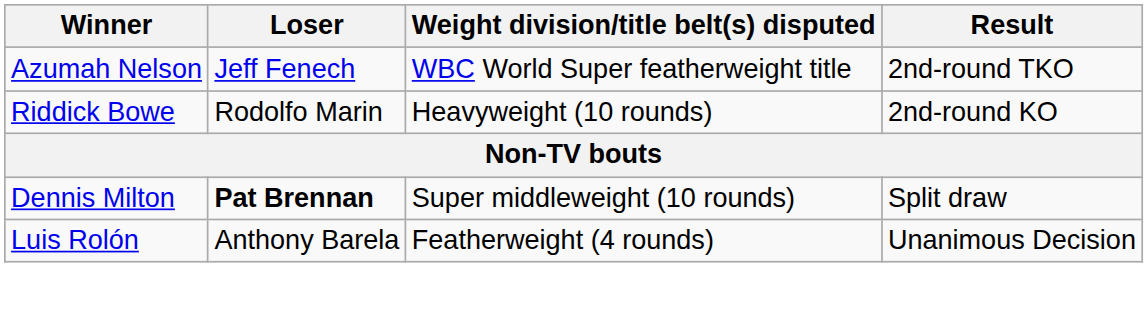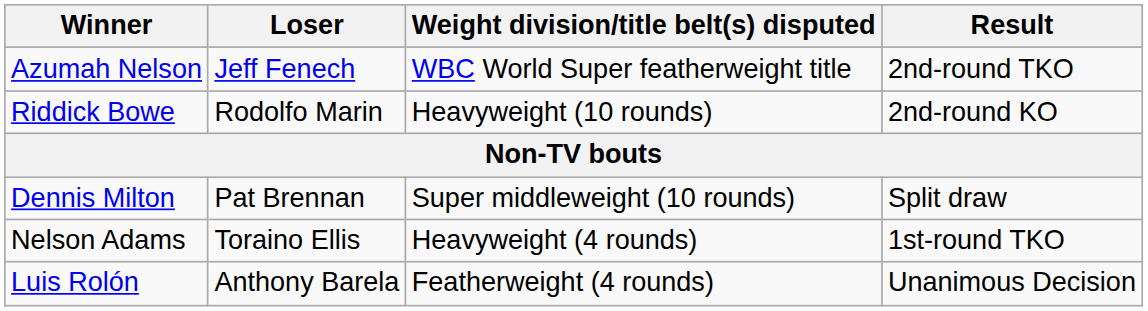(294, 197) bold -> (290, 197) normal
+ row: (98, 240)
